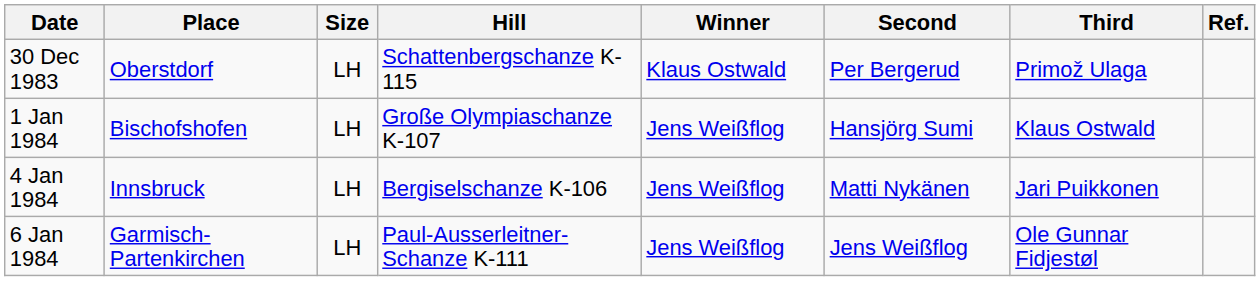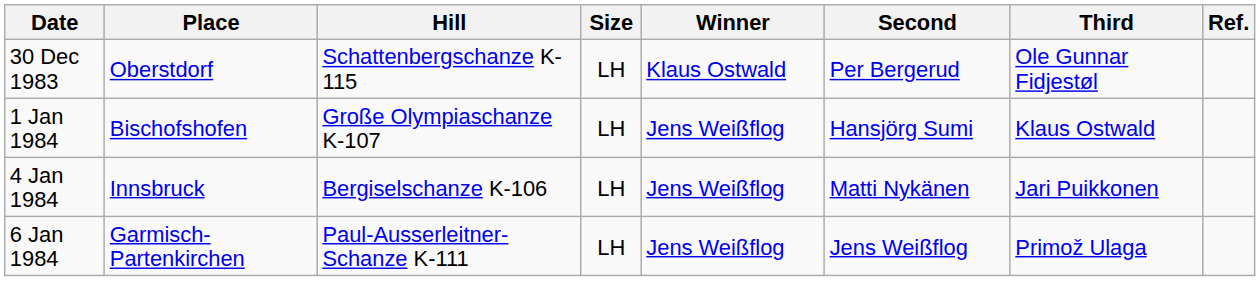columns swapped: (509, 22) <-> (347, 22)
(1081, 69) Primož Ulaga -> (1072, 69) Ole Gunnar Fidjestøl
(1072, 247) Ole Gunnar Fidjestøl -> (1081, 247) Primož Ulaga
